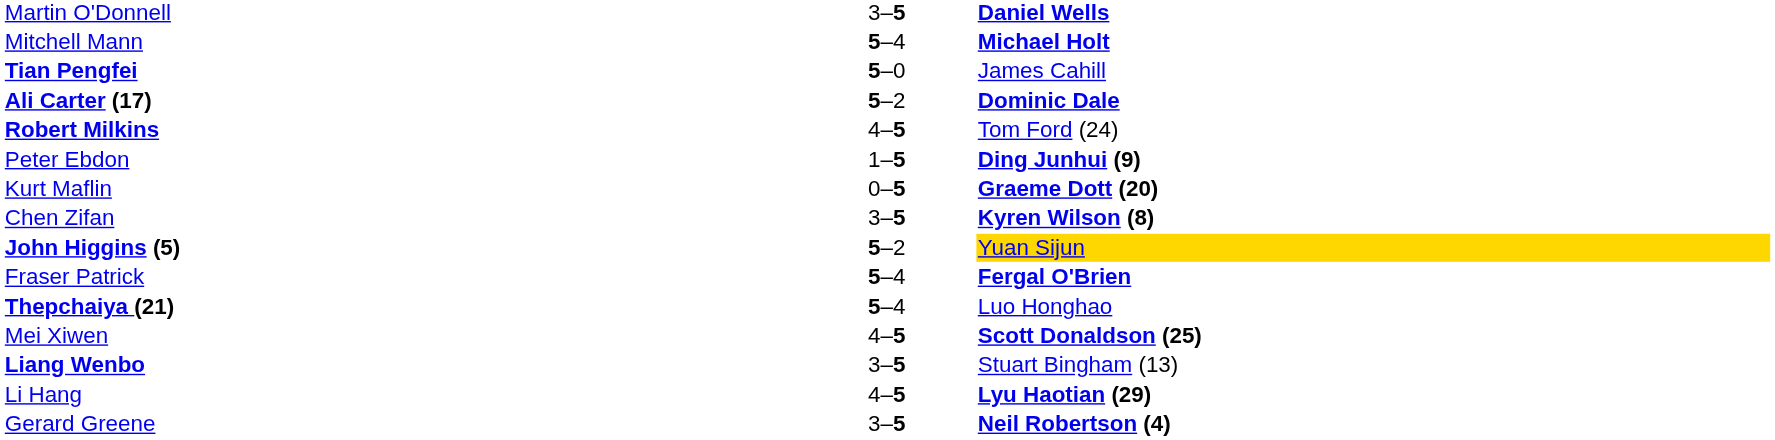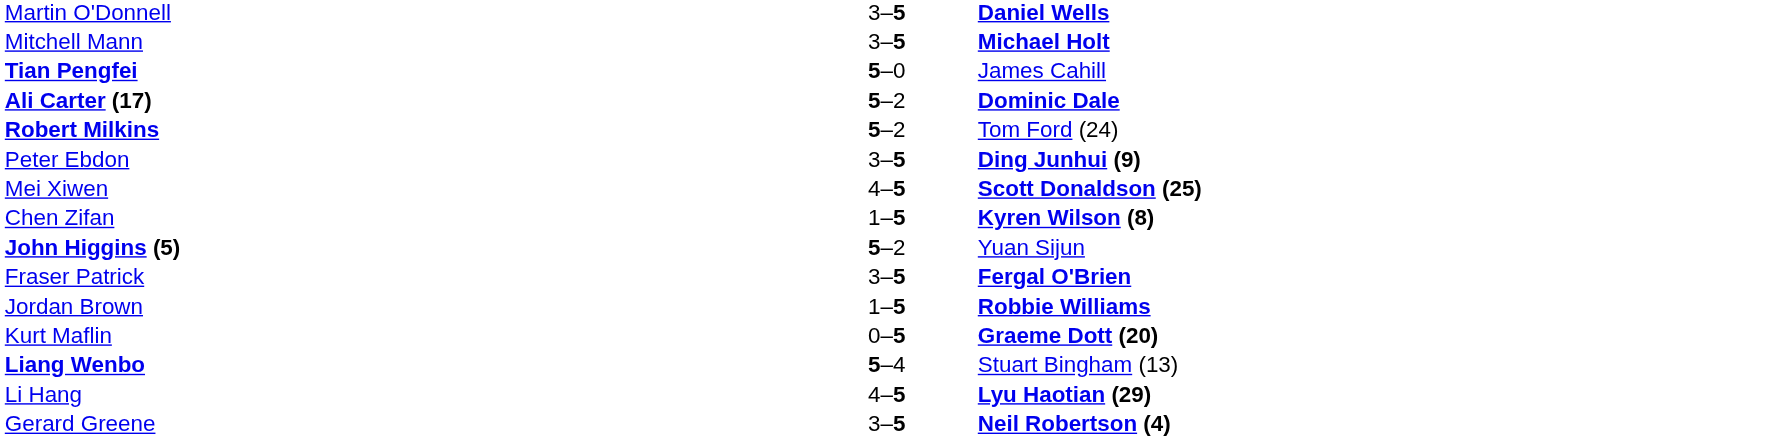(887, 41) 5–4 -> (887, 41) 3–5
(887, 129) 4–5 -> (887, 129) 5–2
(887, 159) 1–5 -> (887, 159) 3–5
rows swapped: (56, 335) <-> (58, 188)
(887, 218) 3–5 -> (887, 218) 1–5
(1031, 247) gold background -> (1031, 247) no background
(887, 276) 5–4 -> (887, 276) 3–5
+ row: (74, 306)
- row: (89, 306)
(887, 365) 3–5 -> (887, 365) 5–4
